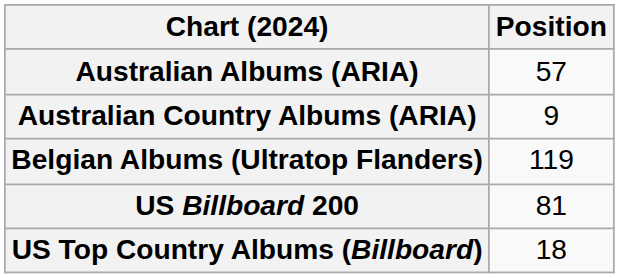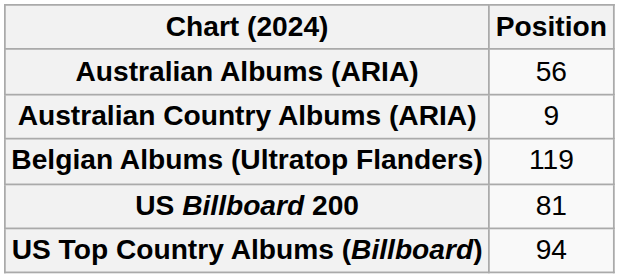(551, 71) 57 -> (551, 71) 56
(551, 250) 18 -> (551, 250) 94
